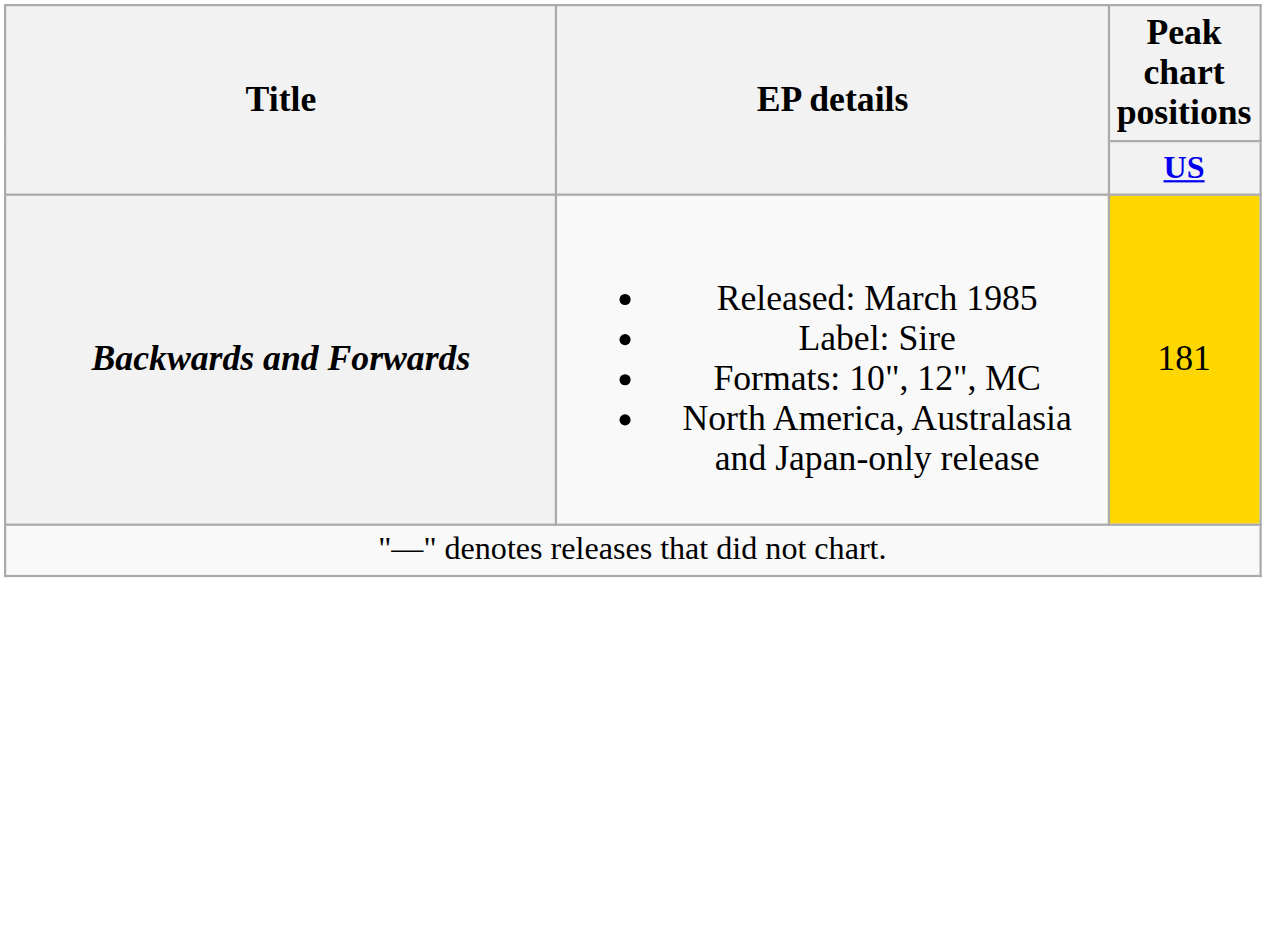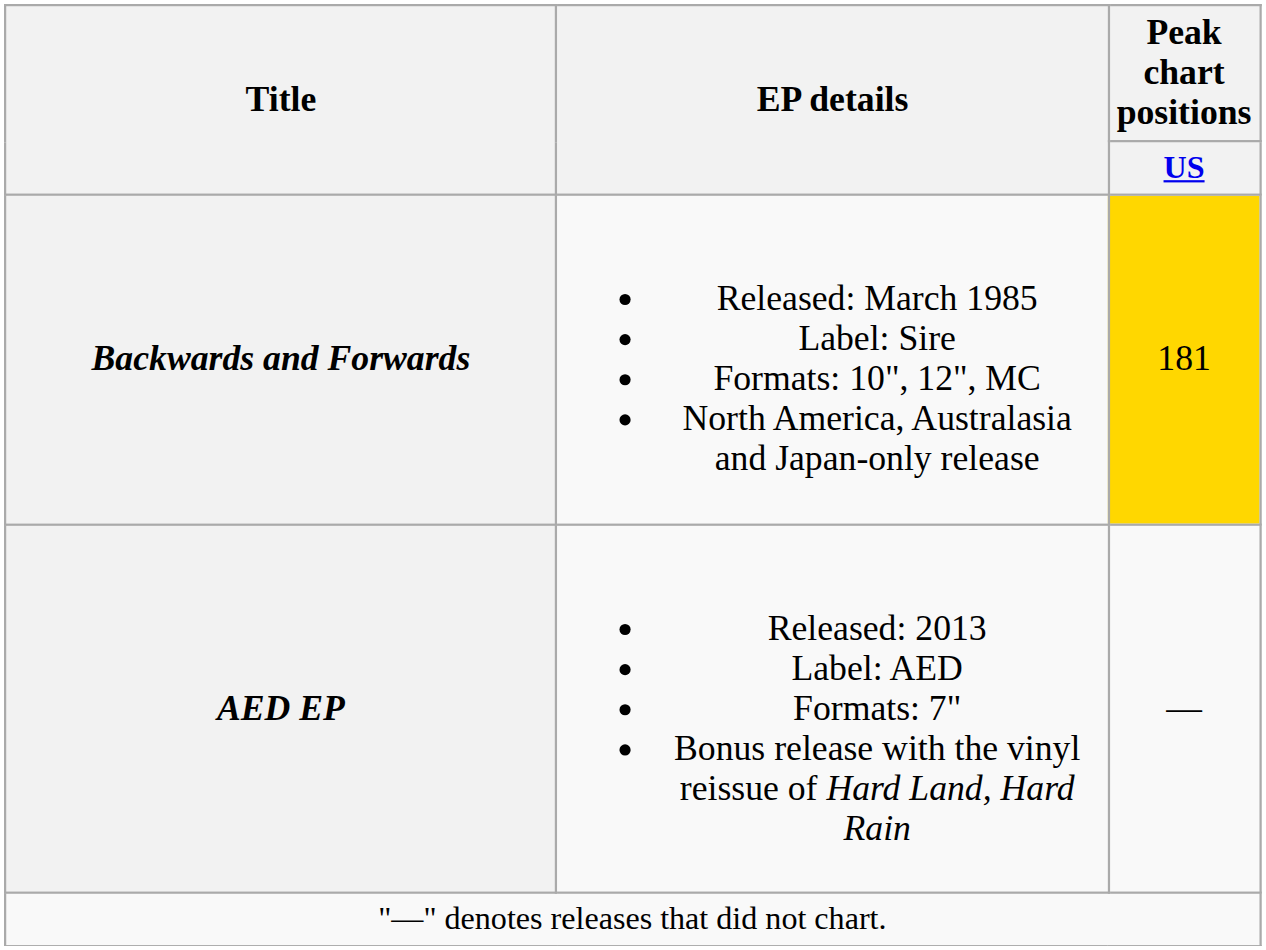+ row: (281, 707)
